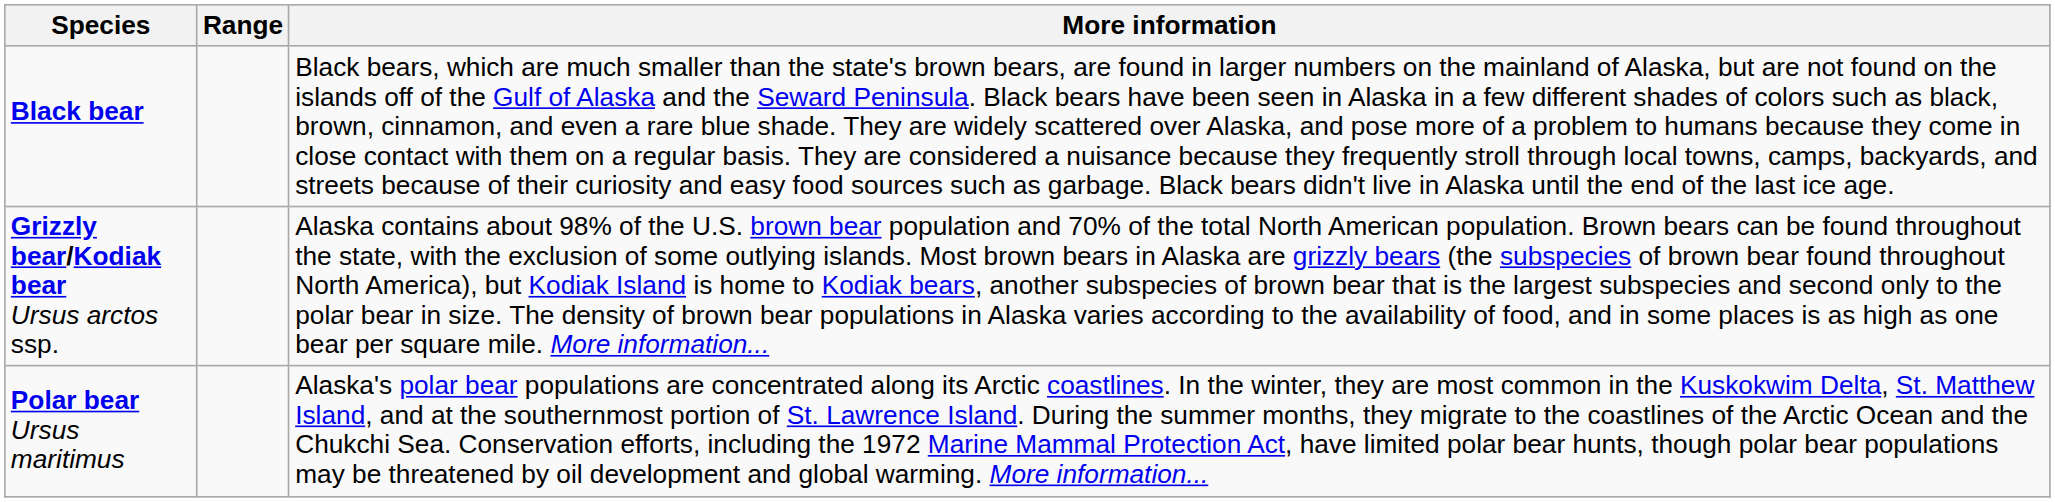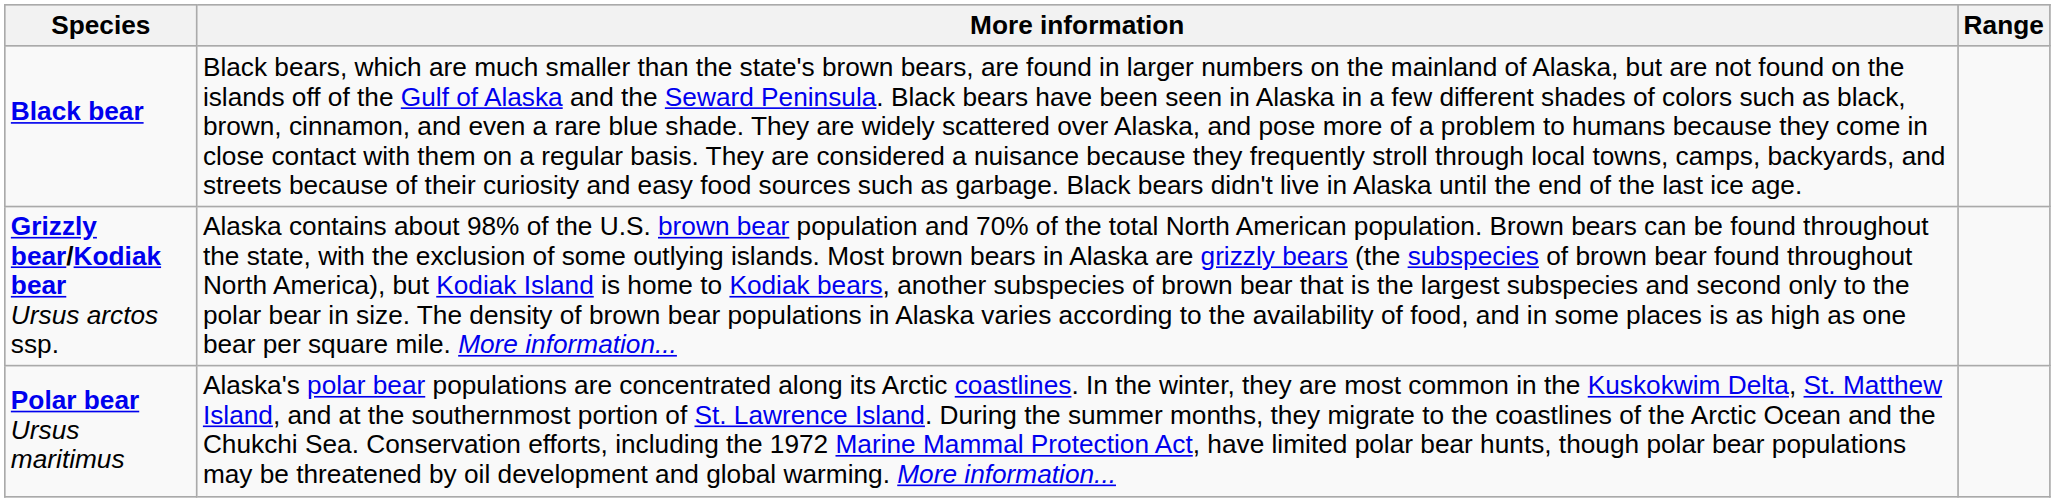columns swapped: (1170, 25) <-> (243, 25)
